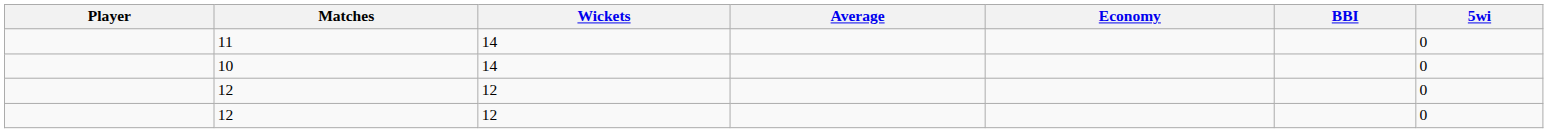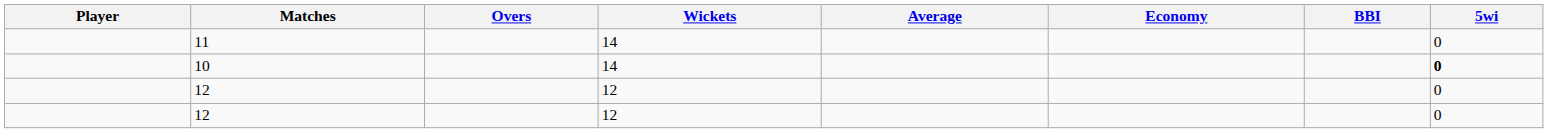+ column: (511, 16)
(1423, 66) normal -> (1438, 66) bold
